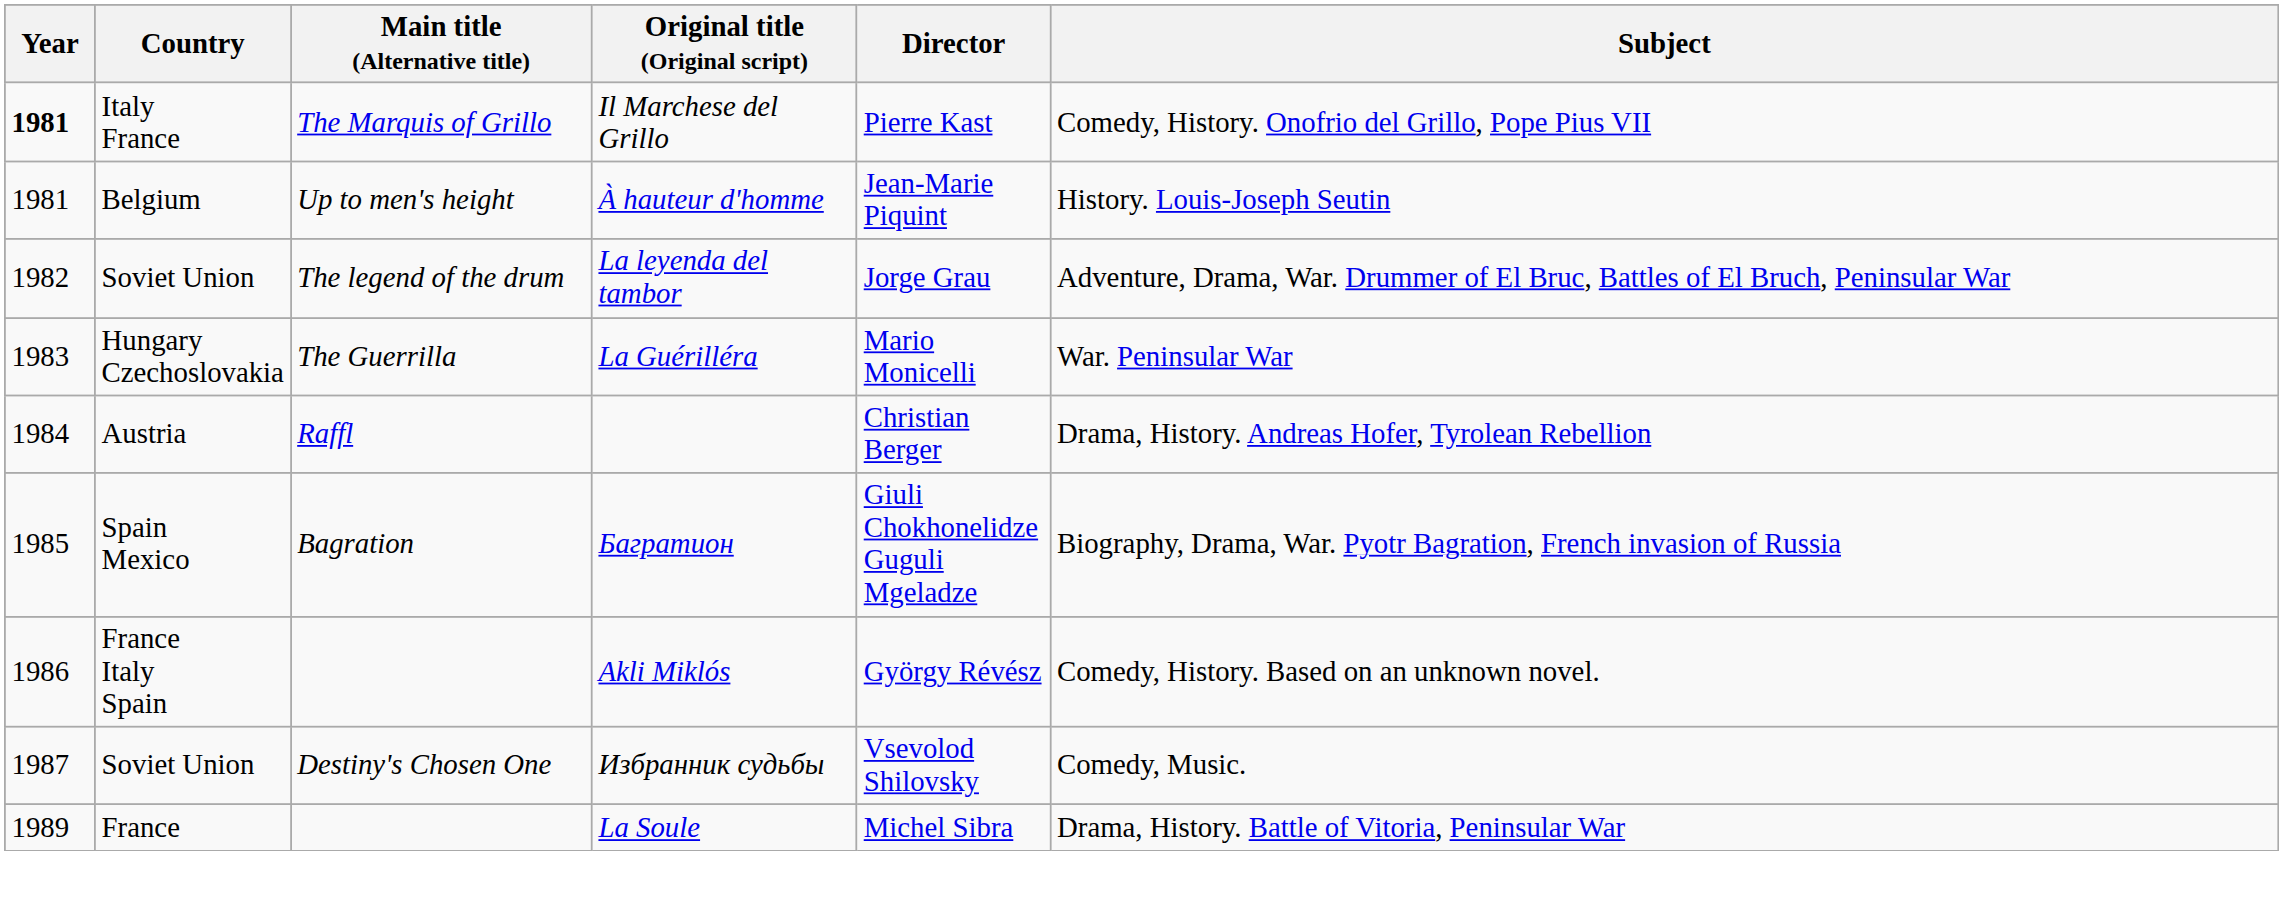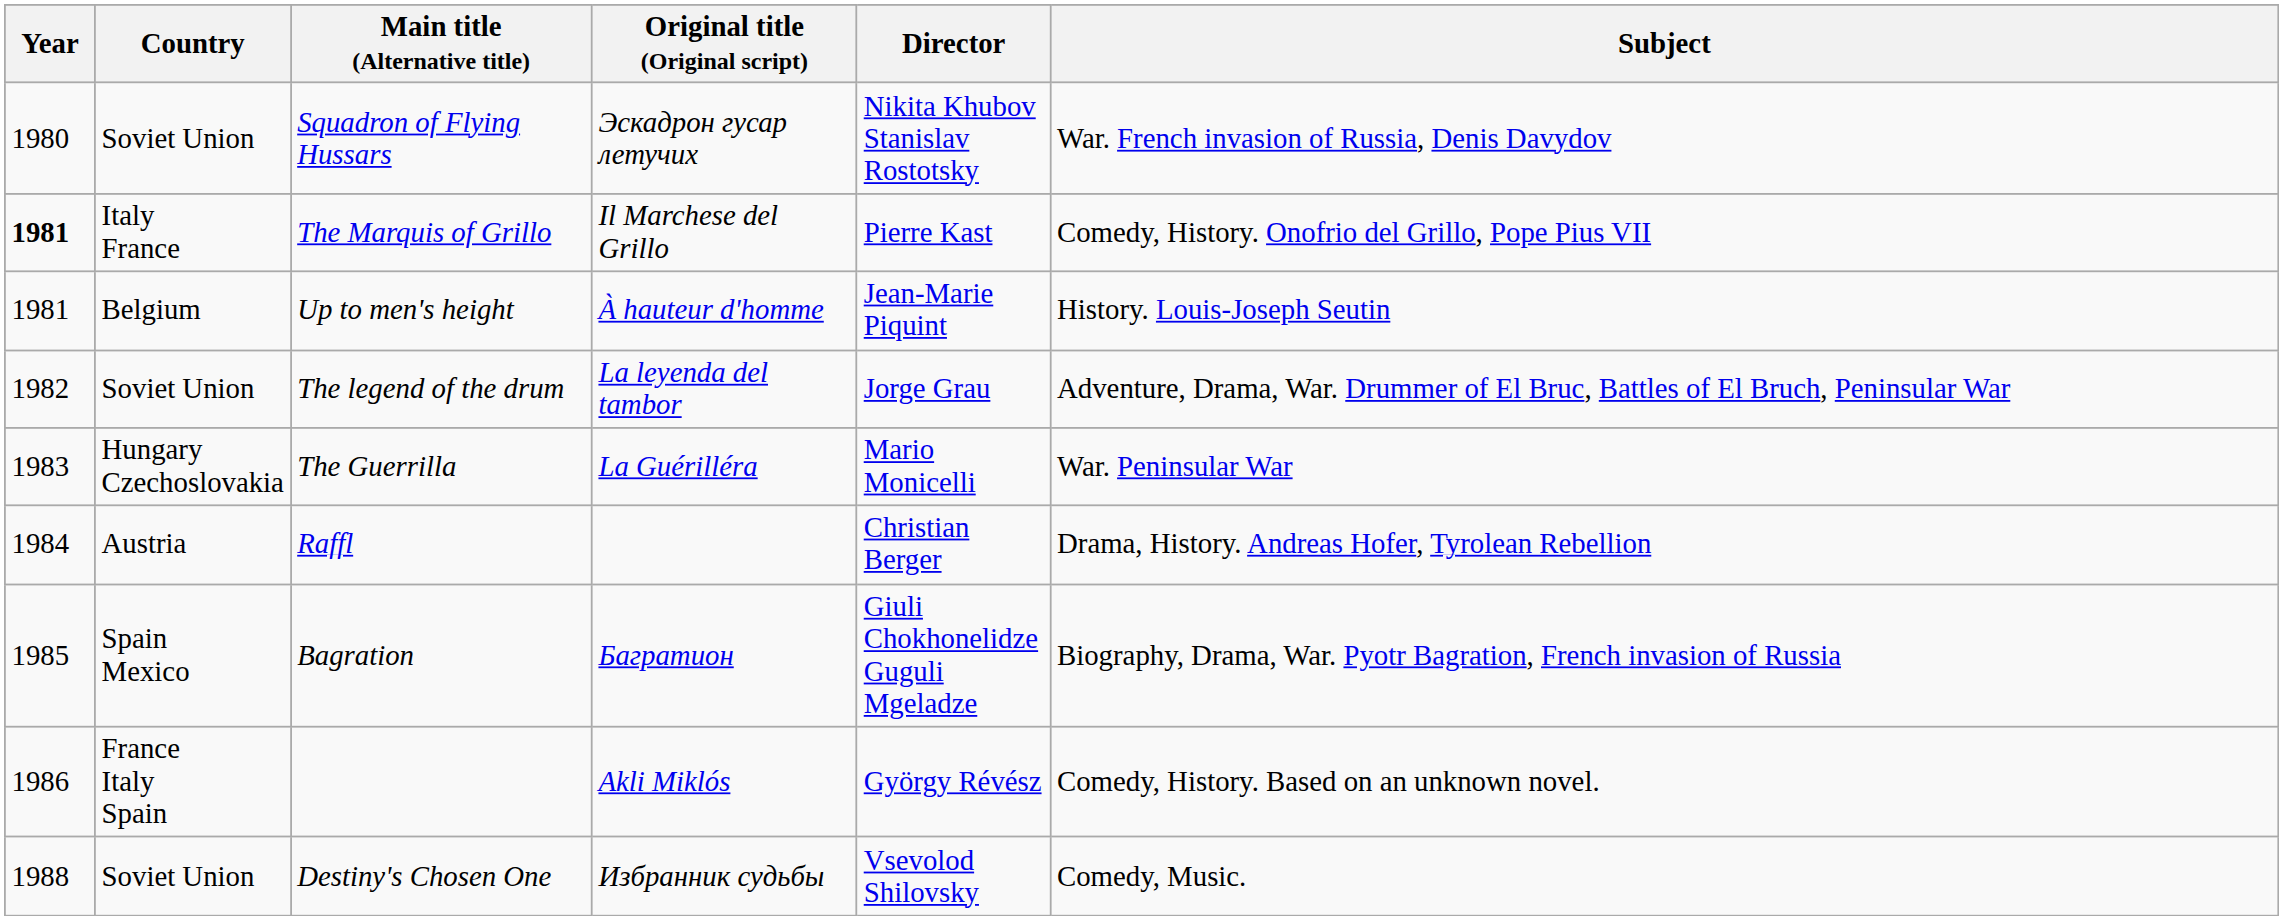+ row: (693, 137)
(40, 765) 1987 -> (40, 875) 1988
- row: (649, 827)
